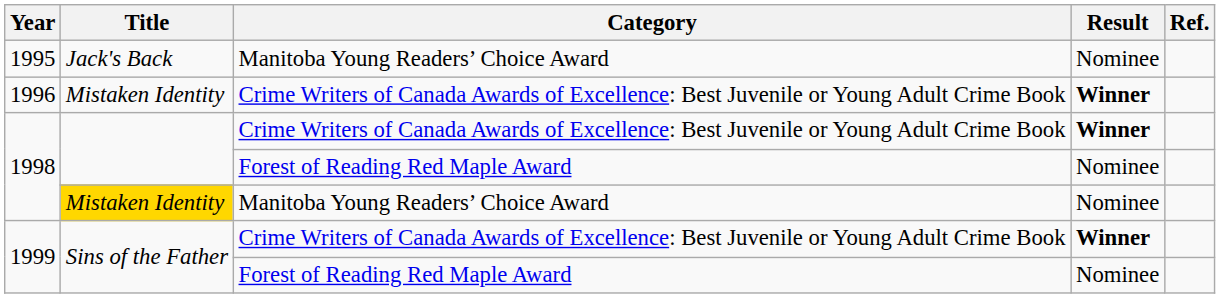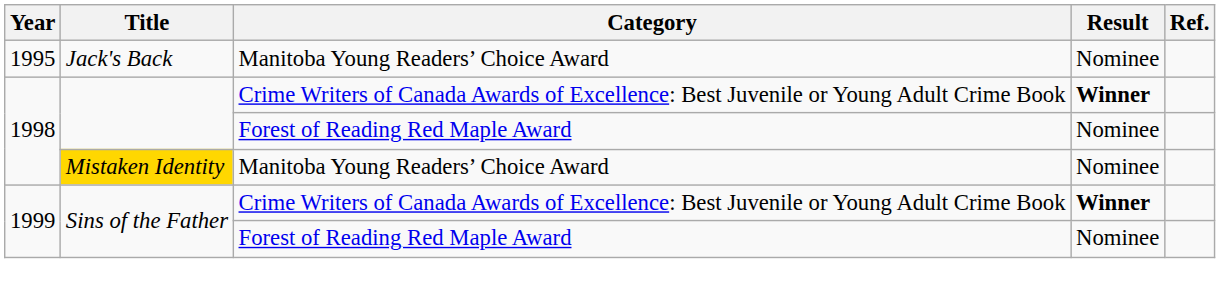- row: (33, 94)
